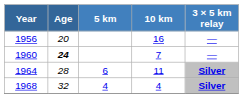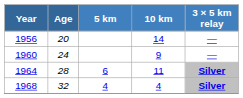(159, 39) 16 -> (159, 39) 14
(63, 55) bold -> (63, 55) normal
(159, 55) 7 -> (159, 55) 9
